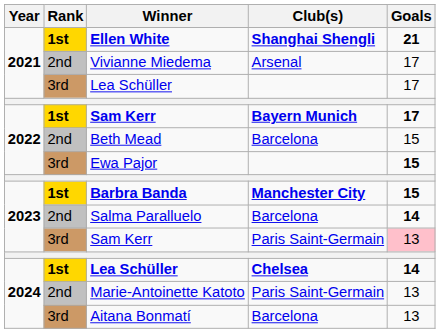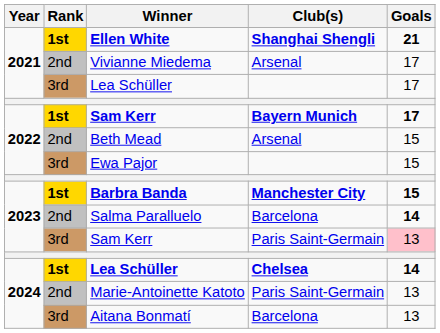(285, 139) Barcelona -> (277, 139) Arsenal
(411, 163) bold -> (411, 163) normal
